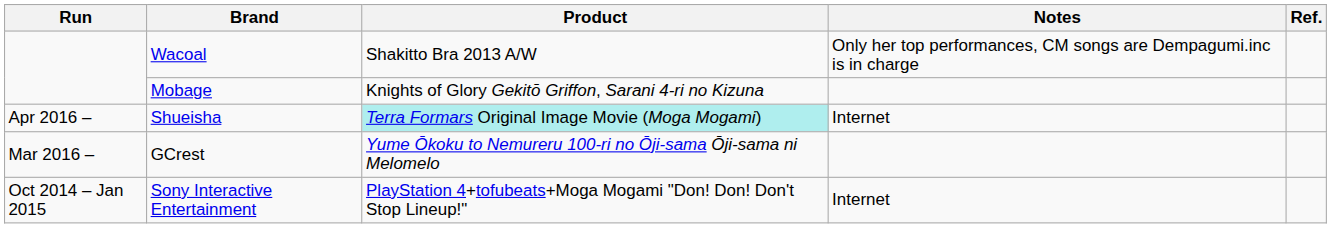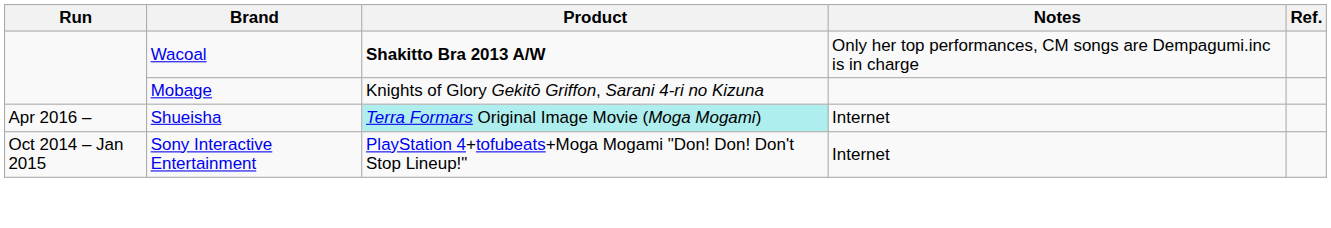(451, 54) normal -> (456, 54) bold
- row: (178, 154)
